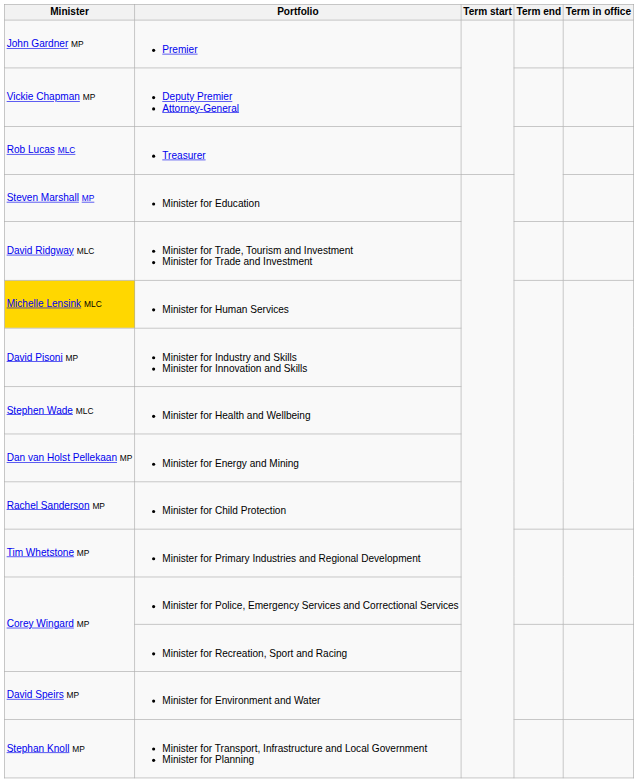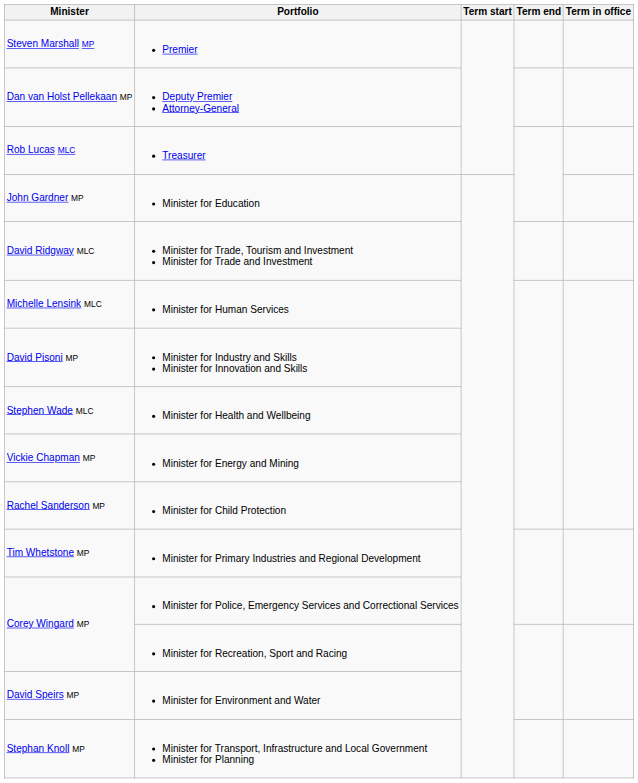(45, 44) John Gardner MP -> (50, 44) Steven Marshall MP
(51, 97) Vickie Chapman MP -> (70, 97) Dan van Holst Pellekaan MP
(50, 198) Steven Marshall MP -> (45, 198) John Gardner MP
(54, 304) gold background -> (54, 304) no background
(70, 458) Dan van Holst Pellekaan MP -> (51, 458) Vickie Chapman MP
